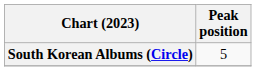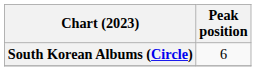(223, 54) 5 -> (223, 54) 6
